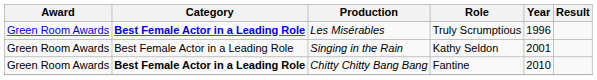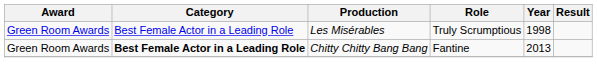(210, 30) bold -> (204, 30) normal
(539, 30) 1996 -> (539, 30) 1998
- row: (357, 48)
(539, 65) 2010 -> (539, 48) 2013
